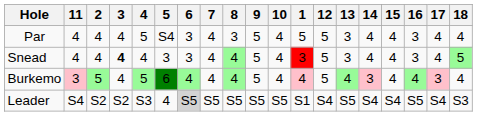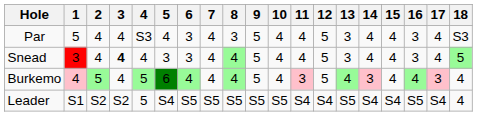columns swapped: (302, 15) <-> (76, 15)
(144, 36) 5 -> (144, 36) S3
(166, 36) S4 -> (166, 36) 4
(461, 36) 4 -> (461, 36) S3
(144, 100) S3 -> (144, 100) 5
(166, 100) 4 -> (166, 100) S4
(189, 100) lightgrey background -> (189, 100) no background
(461, 100) S3 -> (461, 100) 4
